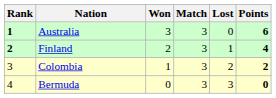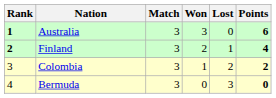columns swapped: (192, 13) <-> (160, 13)
